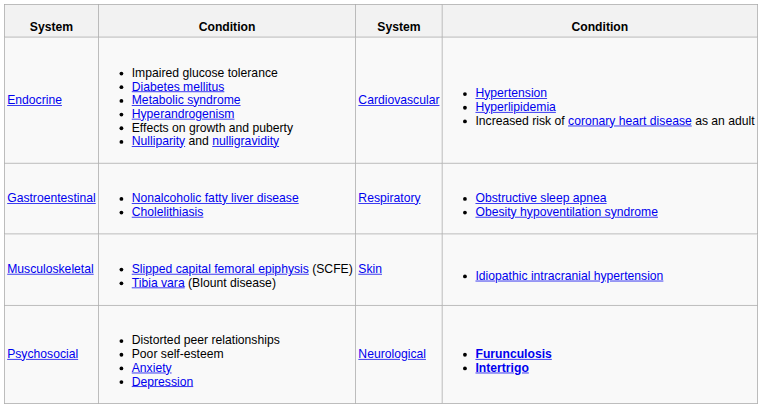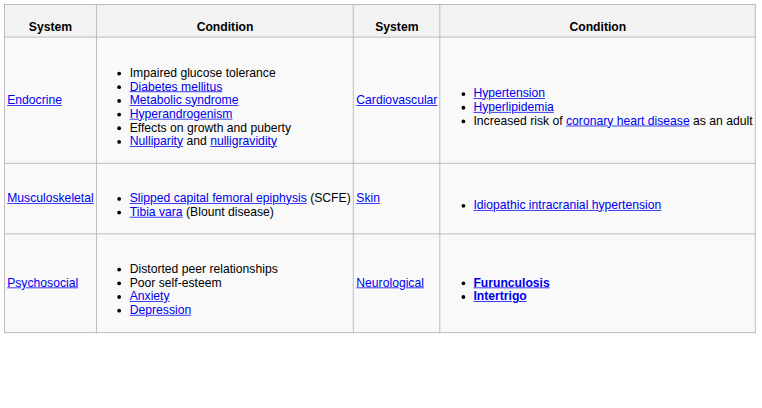- row: (51, 198)
